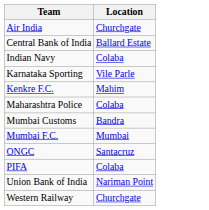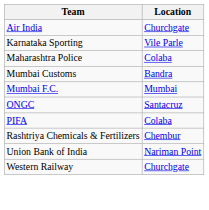- row: (49, 43)
- row: (31, 58)
- row: (30, 89)
+ row: (73, 136)
